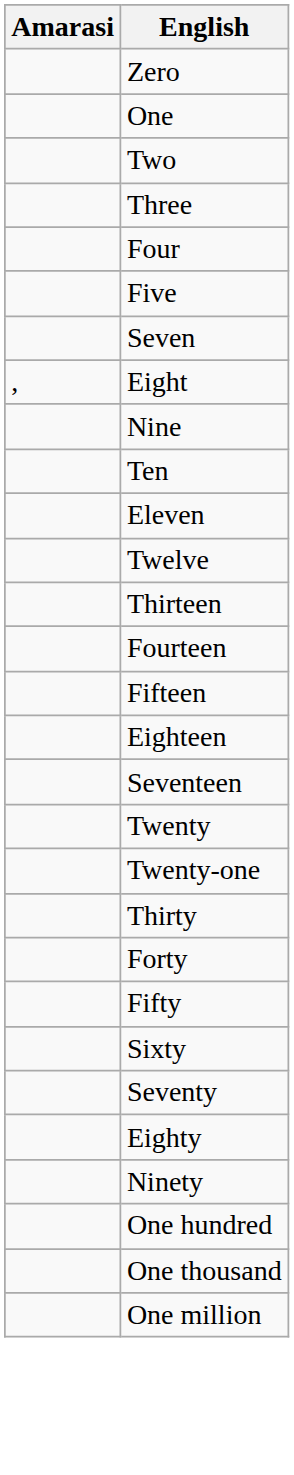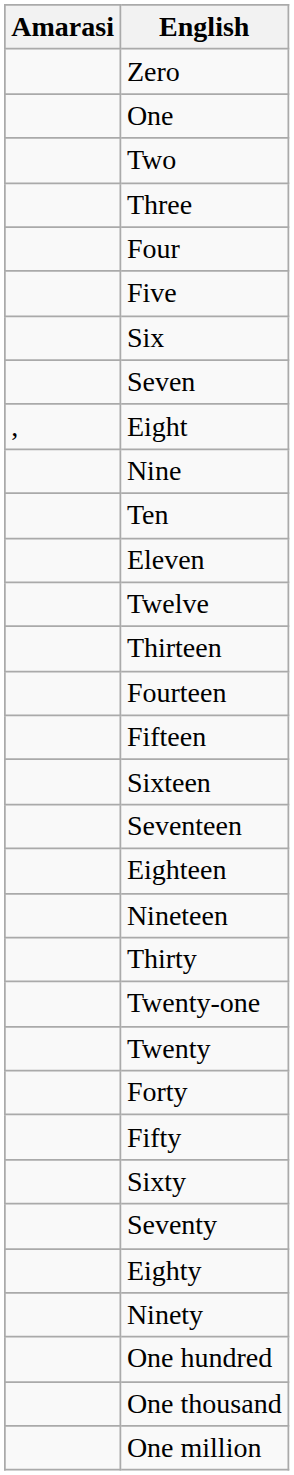+ row: (146, 337)
+ row: (169, 781)
rows swapped: (184, 781) <-> (177, 737)
+ row: (177, 914)
rows swapped: (169, 826) <-> (162, 914)
